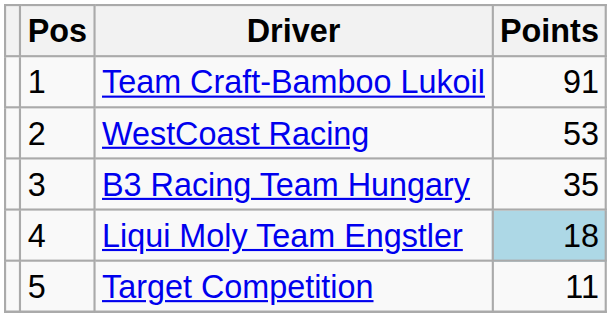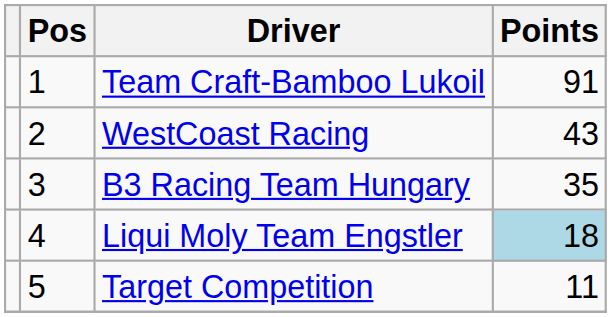(581, 133) 53 -> (581, 133) 43
